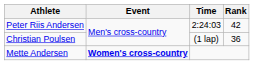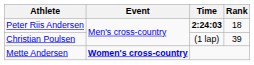(206, 26) normal -> (207, 26) bold
(236, 26) 42 -> (237, 26) 18
(236, 39) 36 -> (237, 39) 39
